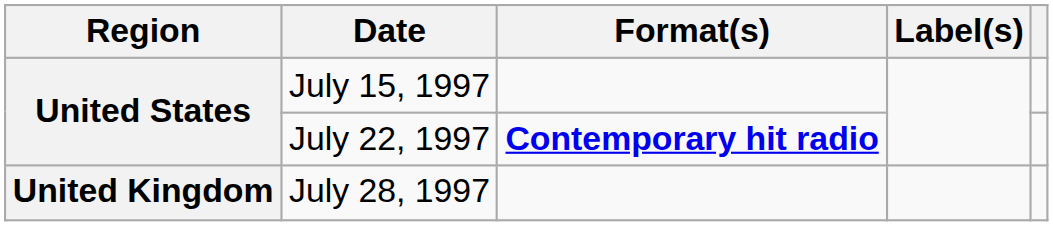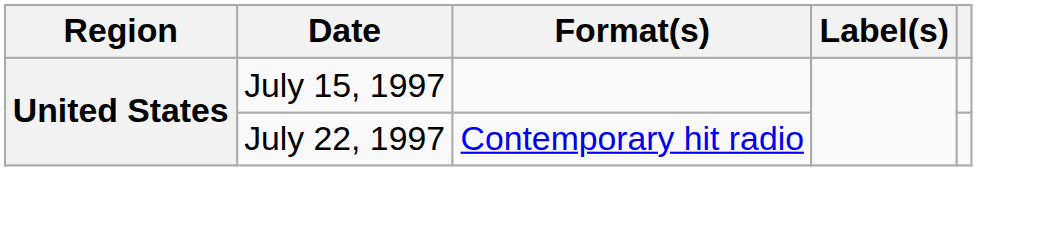(692, 138) bold -> (632, 138) normal
- row: (390, 191)
